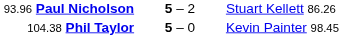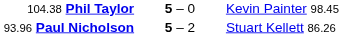rows swapped: (69, 8) <-> (81, 27)
